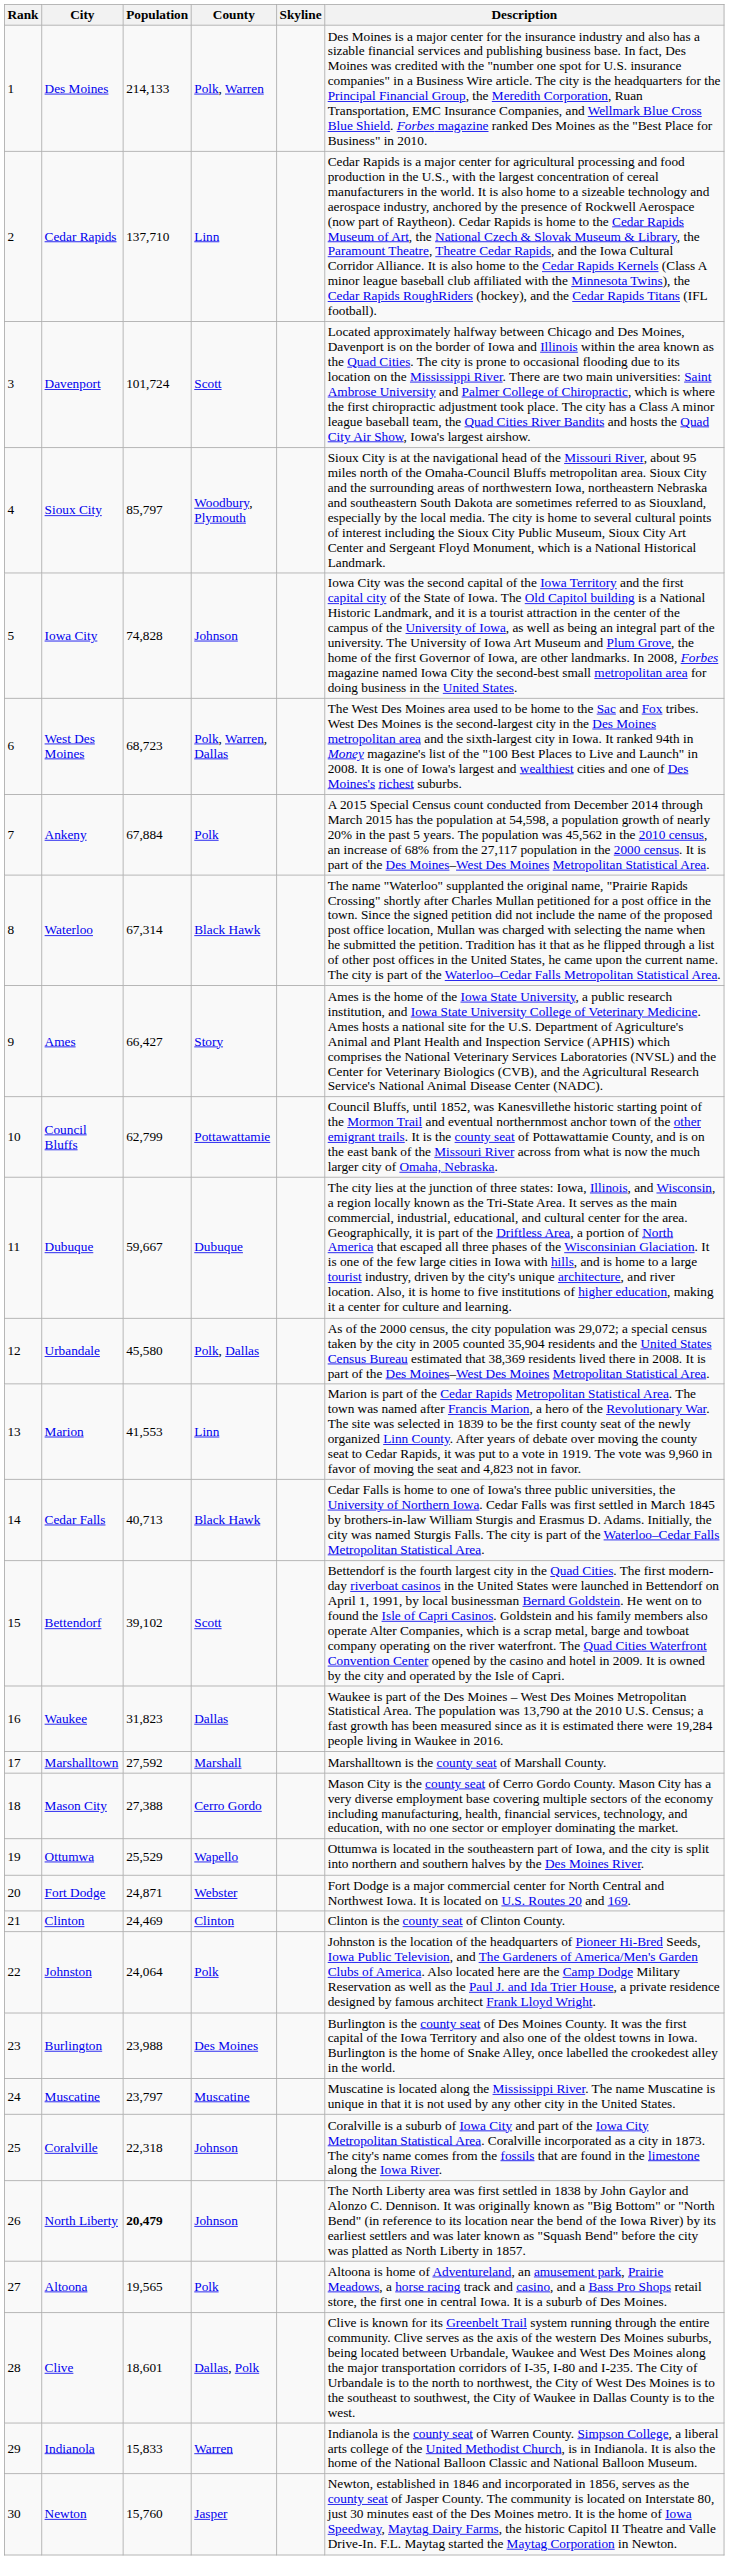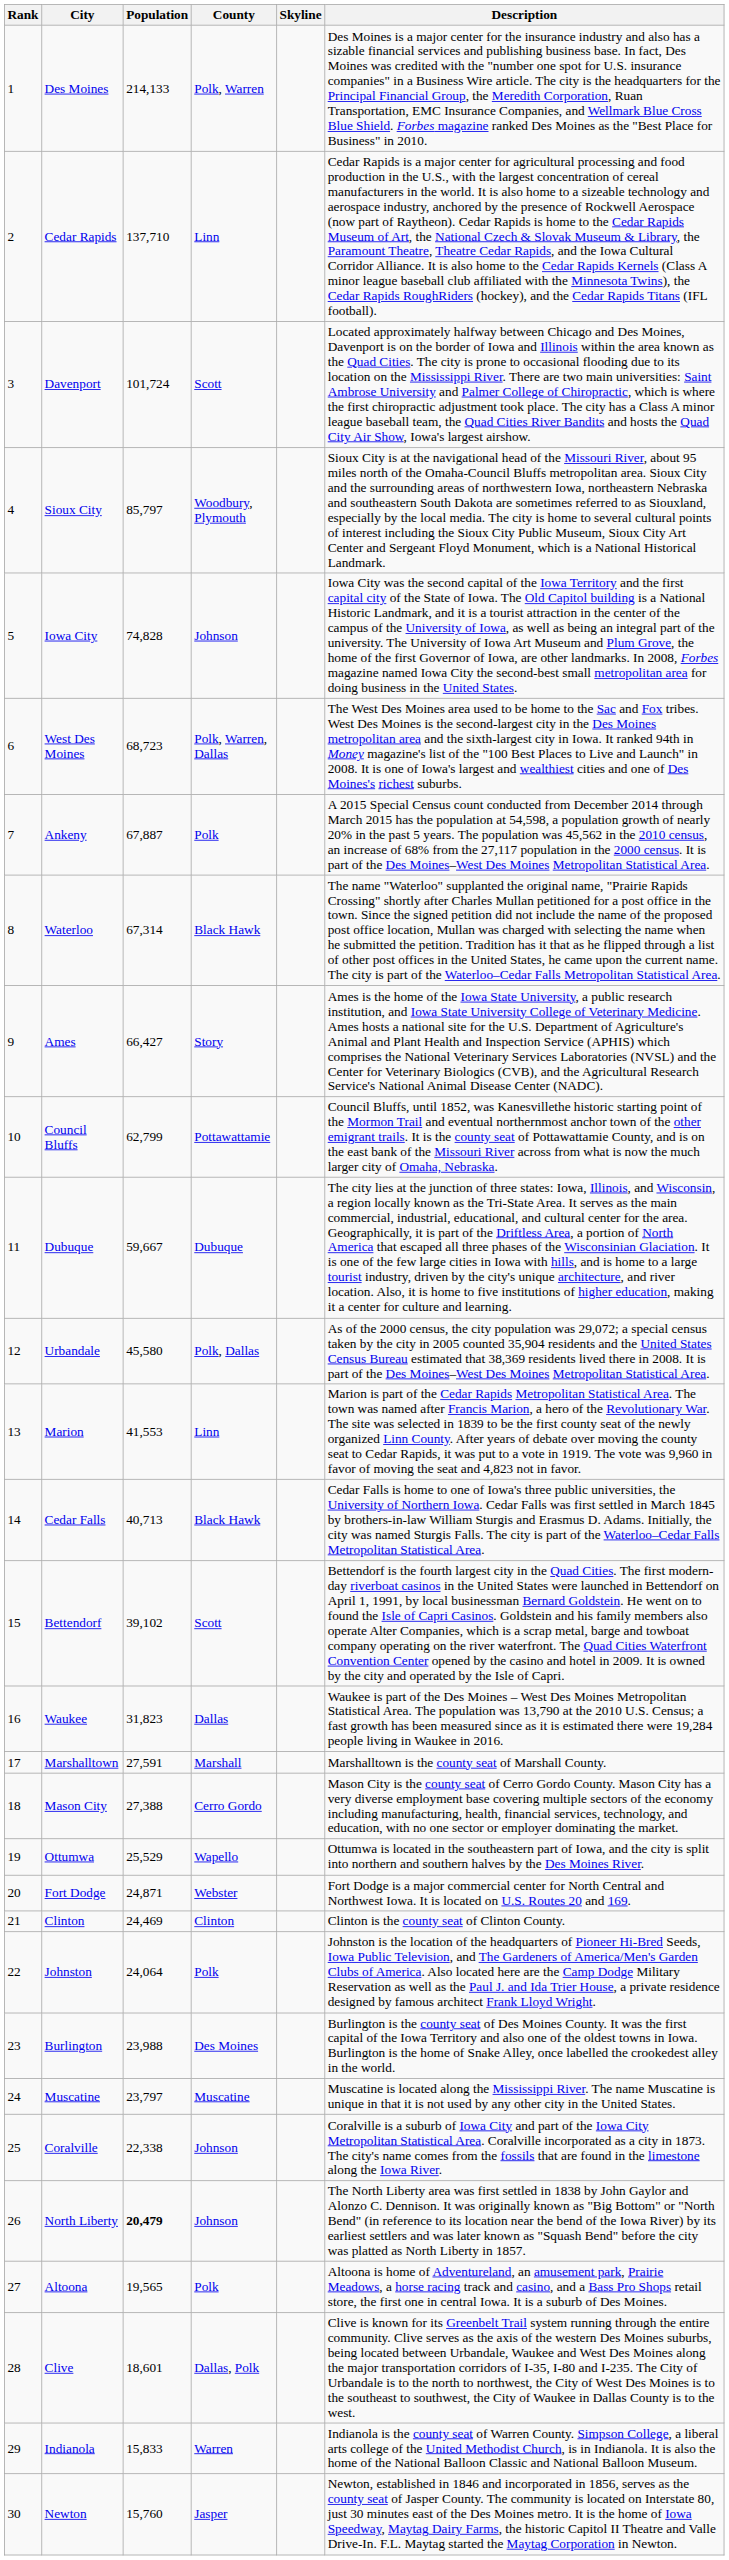(144, 834) 67,884 -> (144, 834) 67,887
(144, 1762) 27,592 -> (144, 1762) 27,591
(144, 2147) 22,318 -> (144, 2147) 22,338
